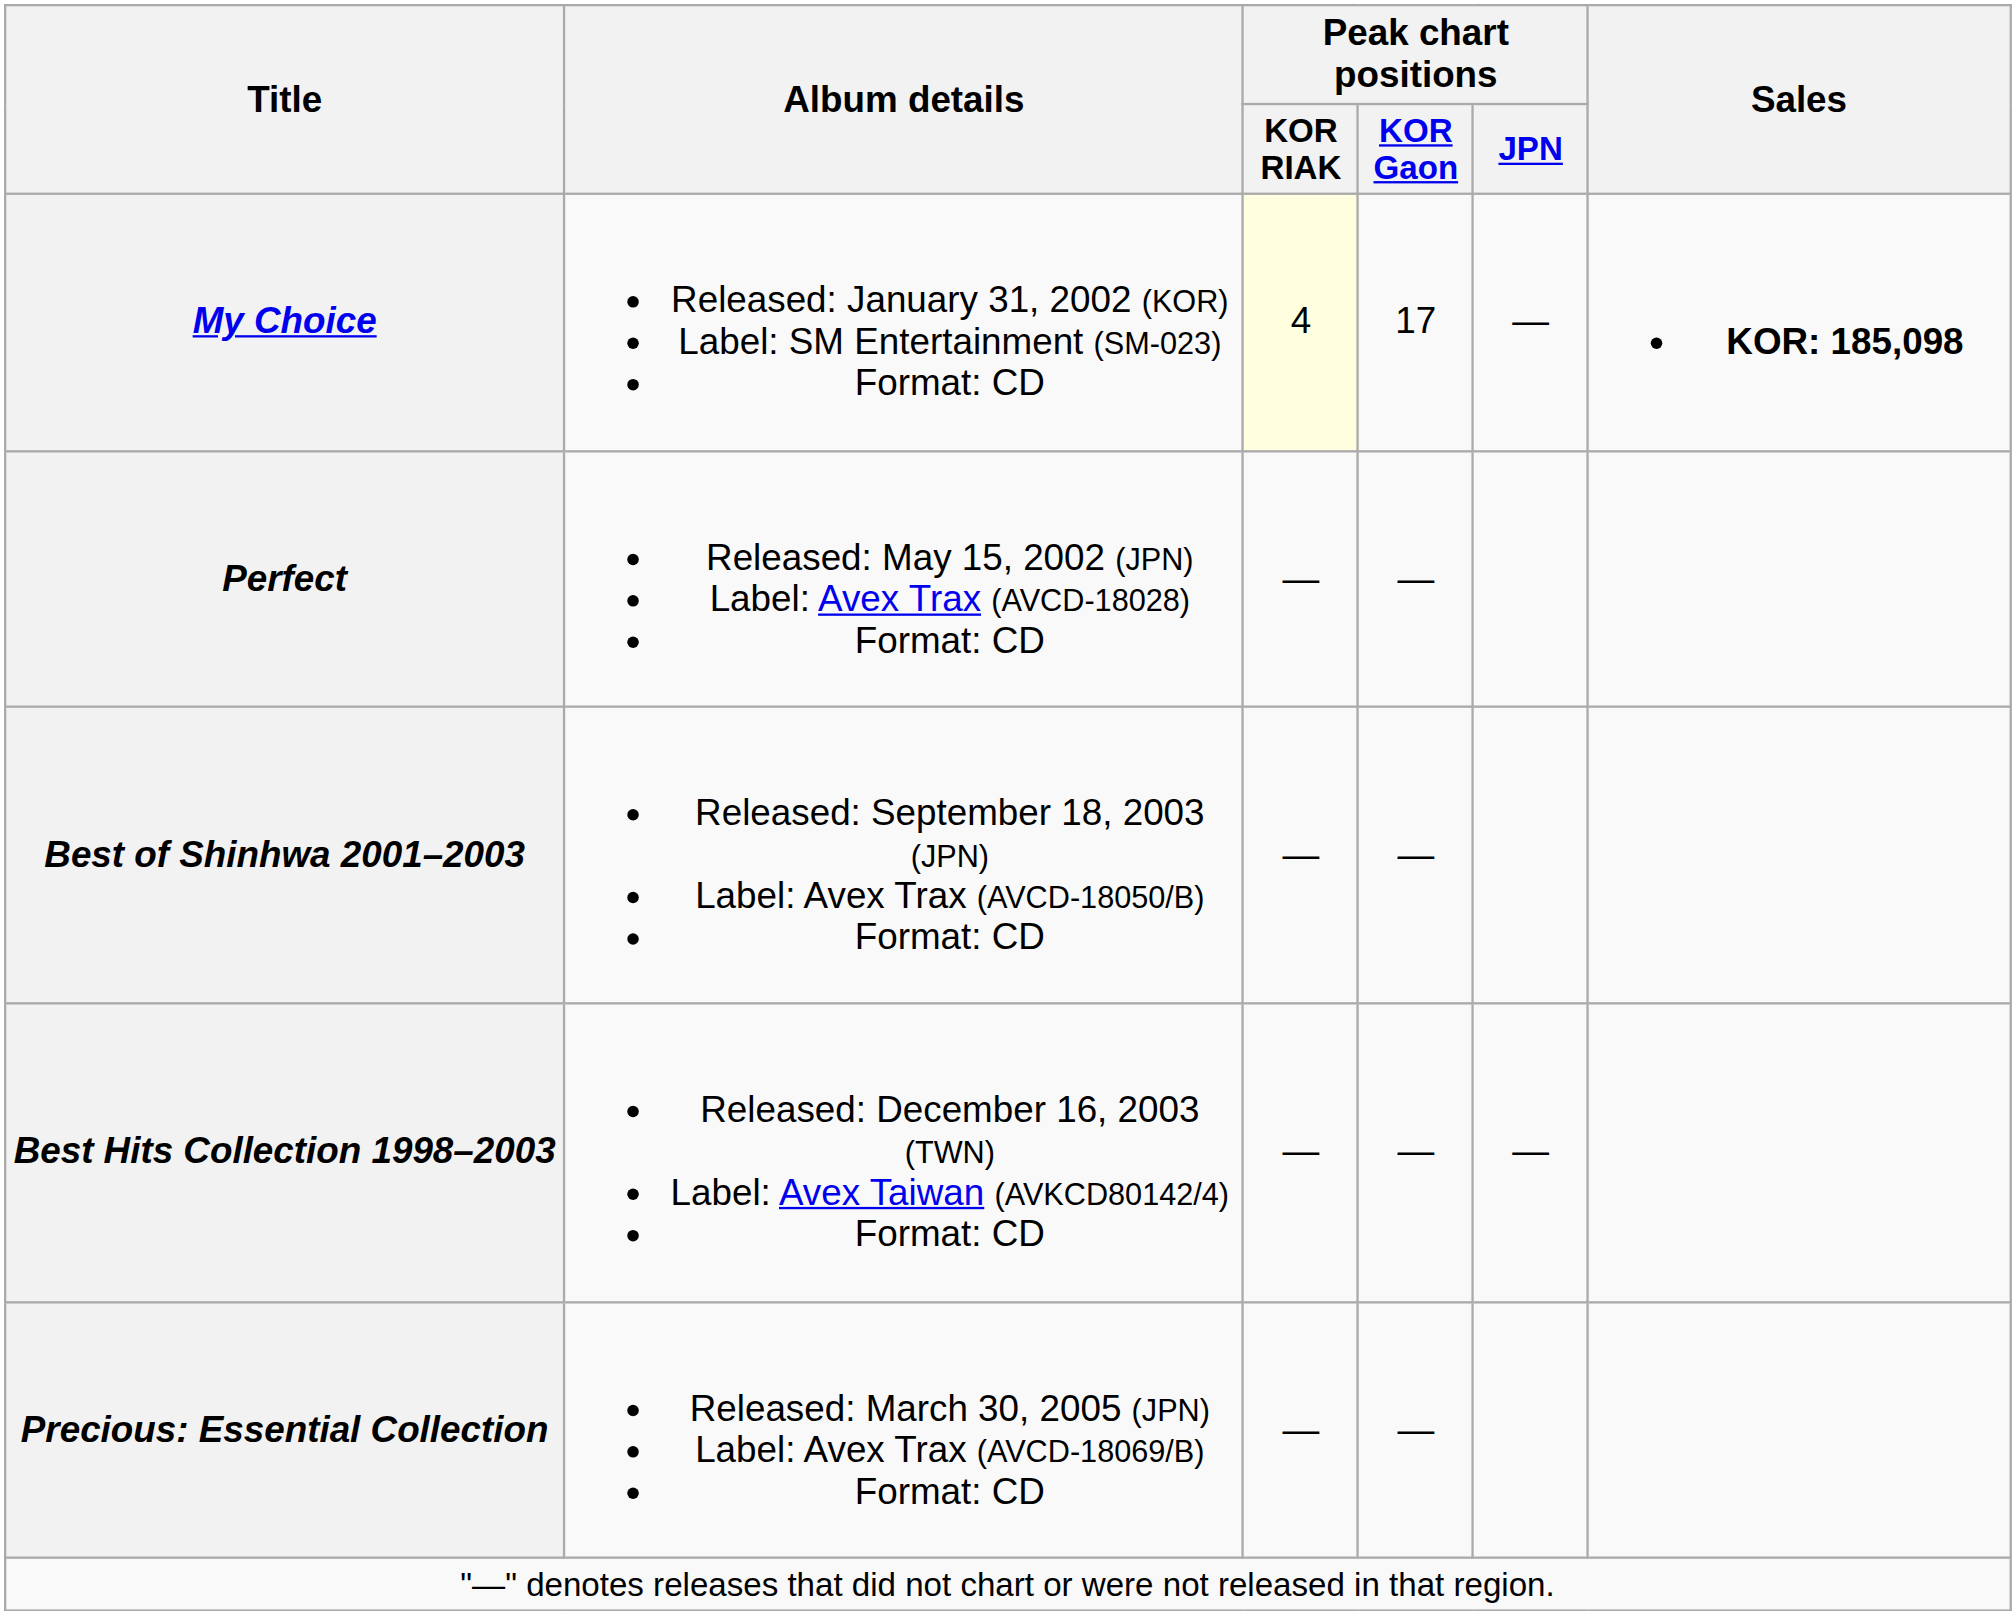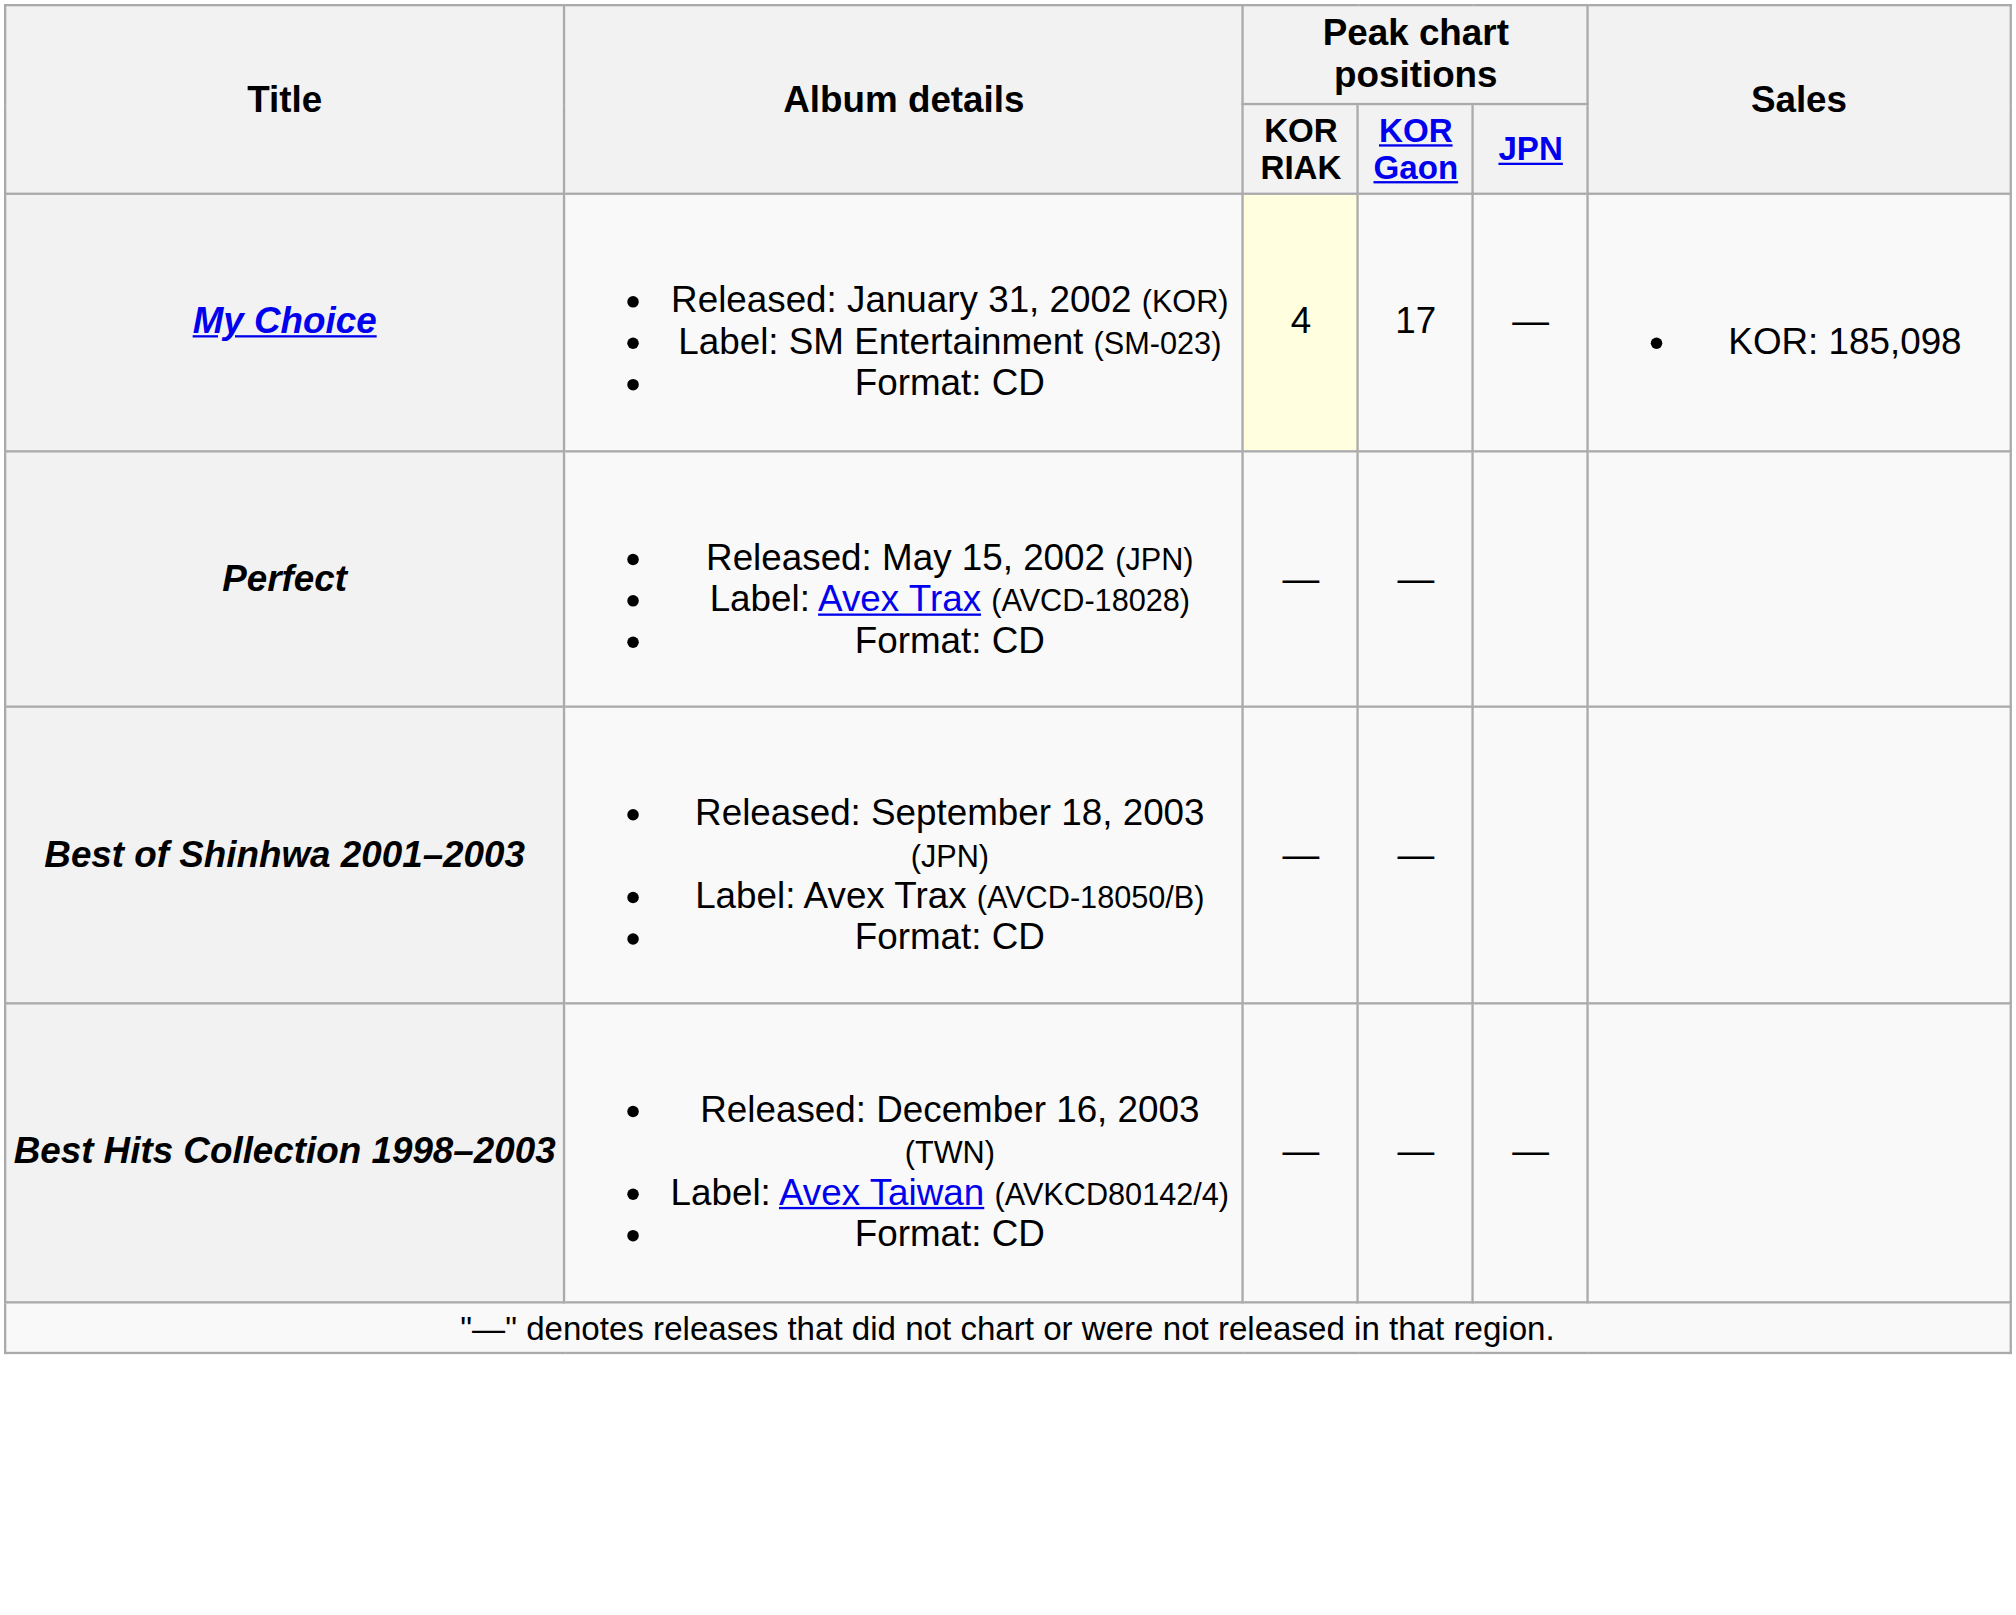(1799, 343) bold -> (1799, 343) normal
- row: (285, 1428)
